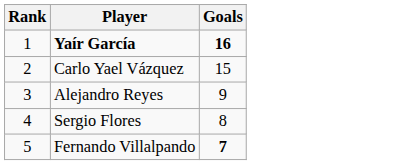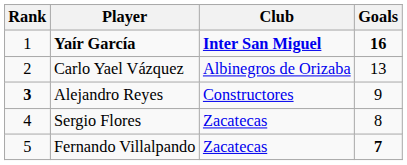+ column: (277, 17)
(223, 69) 15 -> (378, 69) 13
(27, 95) normal -> (27, 95) bold
